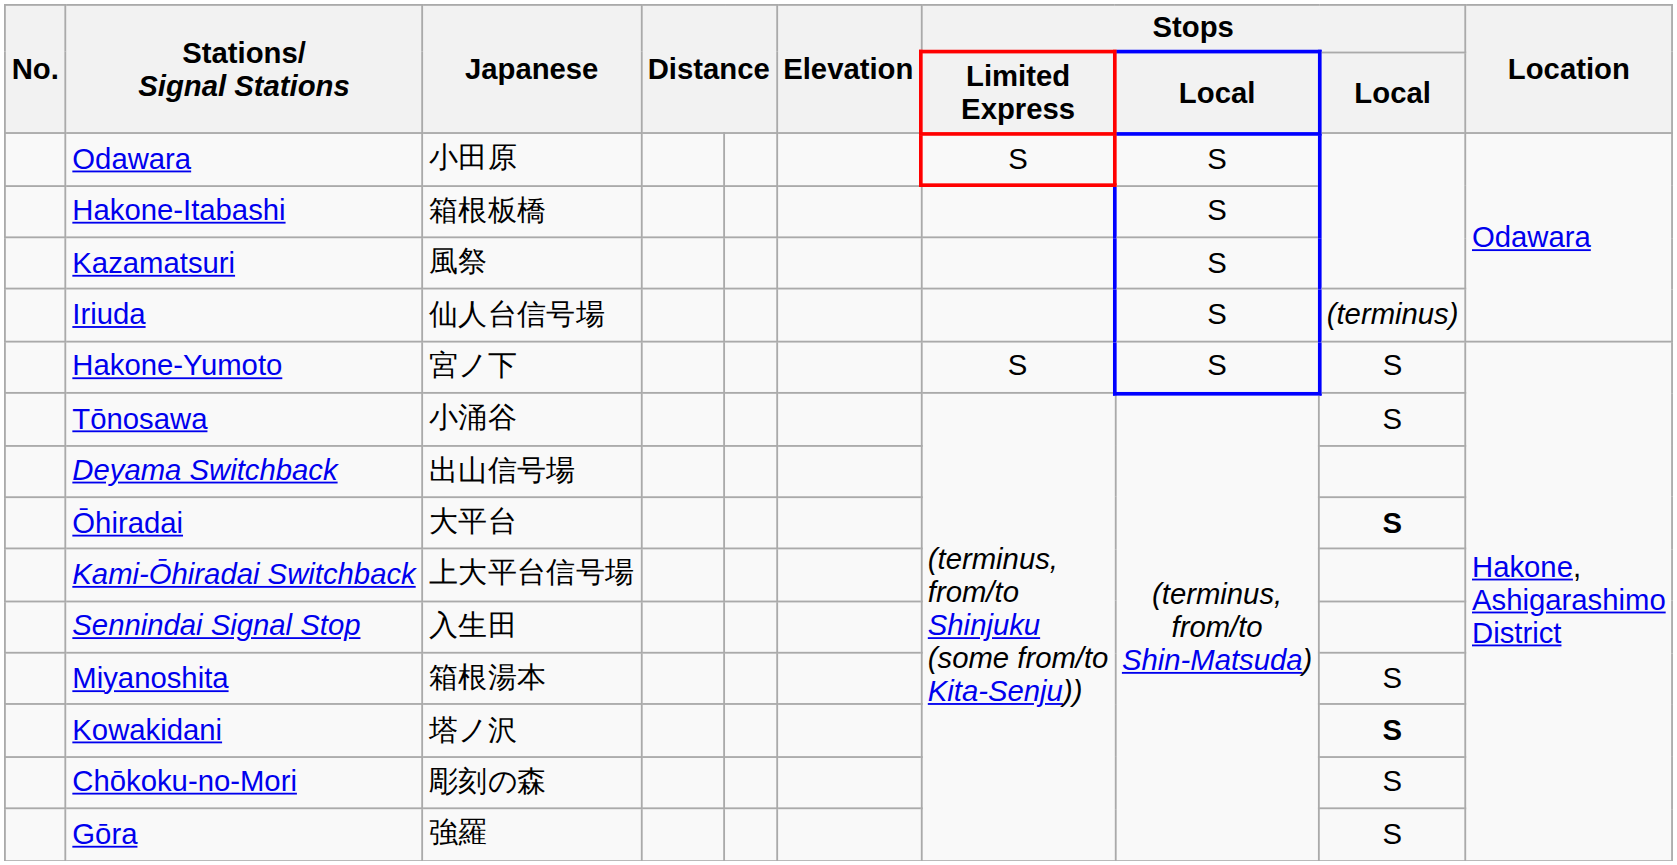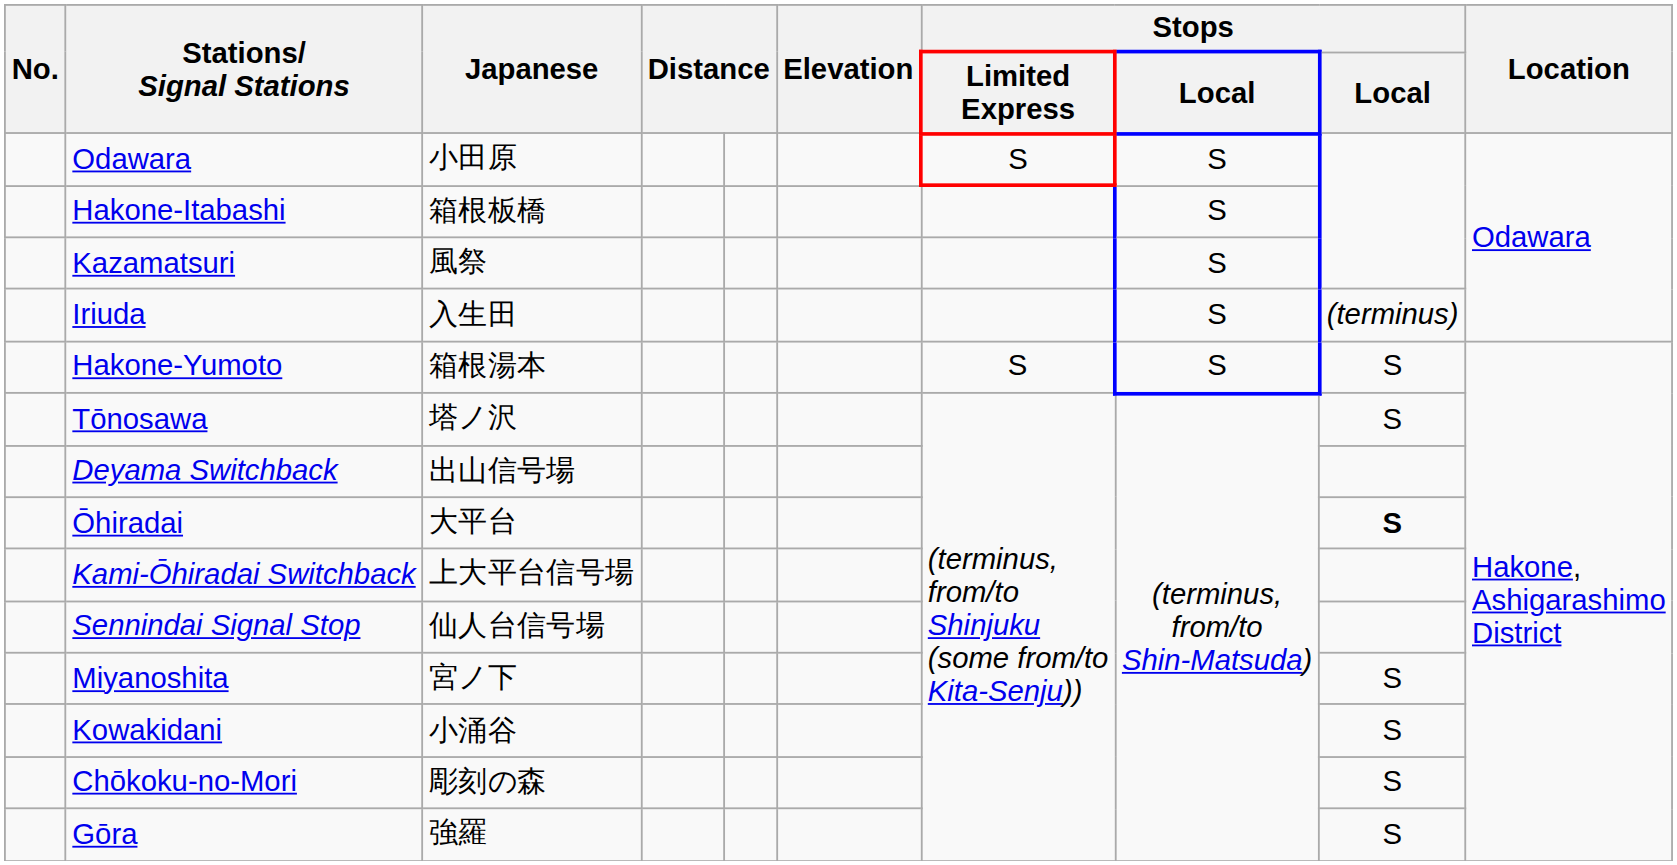(517, 313) 仙人台信号場 -> (473, 313) 入生田
(473, 365) 宮ノ下 -> (488, 365) 箱根湯本
(473, 417) 小涌谷 -> (473, 417) 塔ノ沢
(473, 625) 入生田 -> (517, 625) 仙人台信号場
(488, 677) 箱根湯本 -> (473, 677) 宮ノ下
(473, 729) 塔ノ沢 -> (473, 729) 小涌谷
(1392, 730) bold -> (1392, 730) normal
